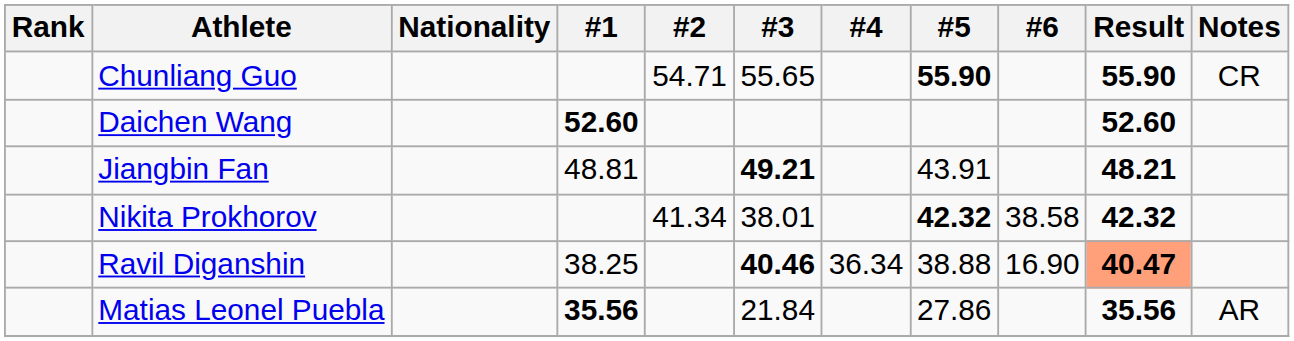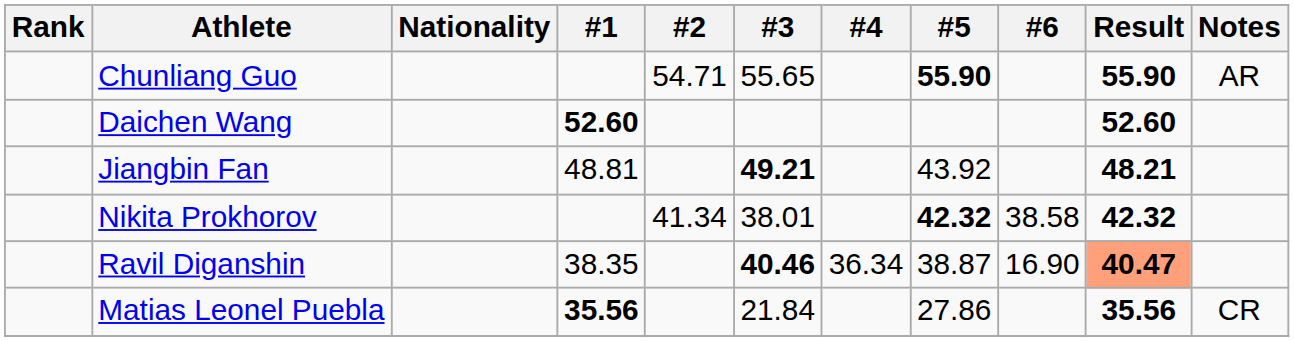(1239, 75) CR -> (1239, 75) AR
(954, 169) 43.91 -> (954, 169) 43.92
(601, 264) 38.25 -> (601, 264) 38.35
(954, 264) 38.88 -> (954, 264) 38.87
(1239, 311) AR -> (1239, 311) CR
